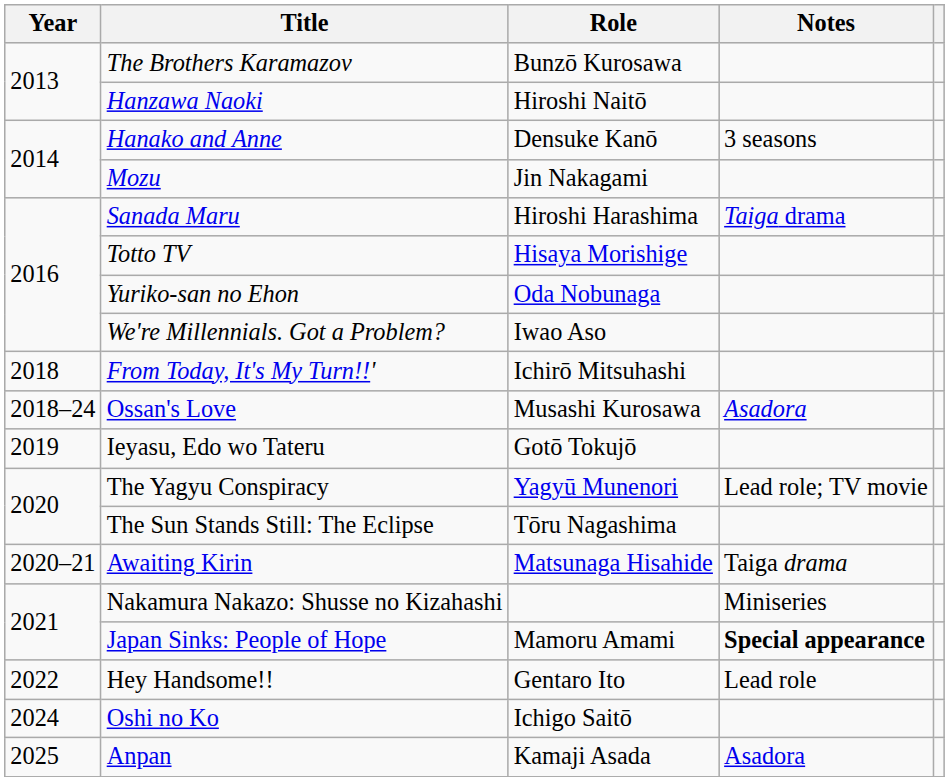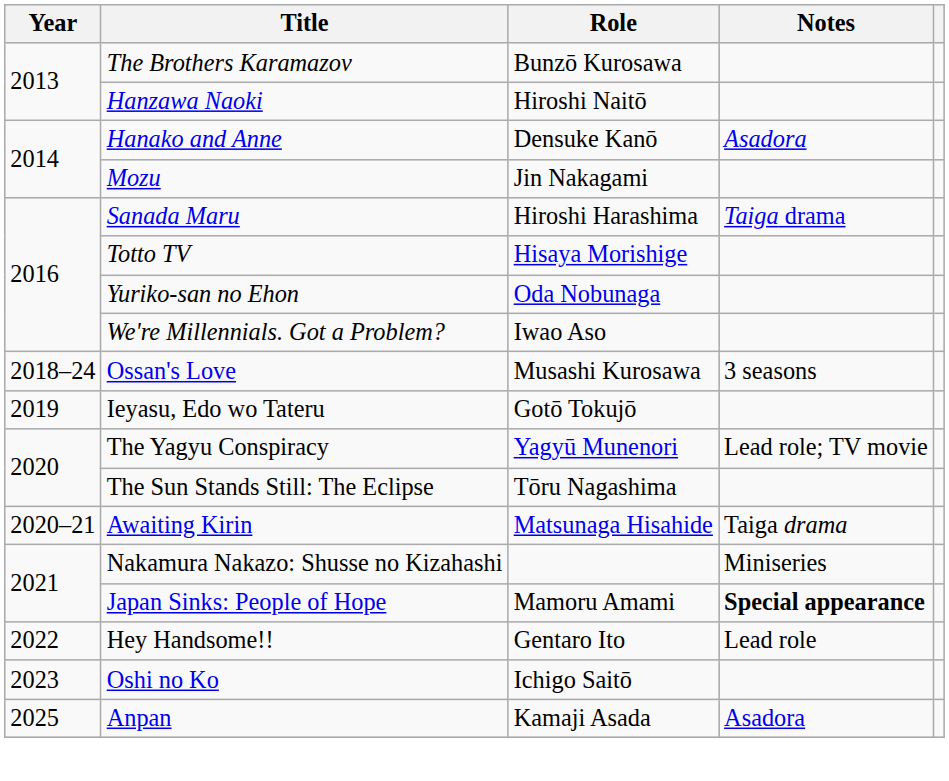(770, 139) 3 seasons -> (765, 139) Asadora
- row: (241, 370)
(765, 409) Asadora -> (770, 370) 3 seasons
(35, 718) 2024 -> (35, 679) 2023
